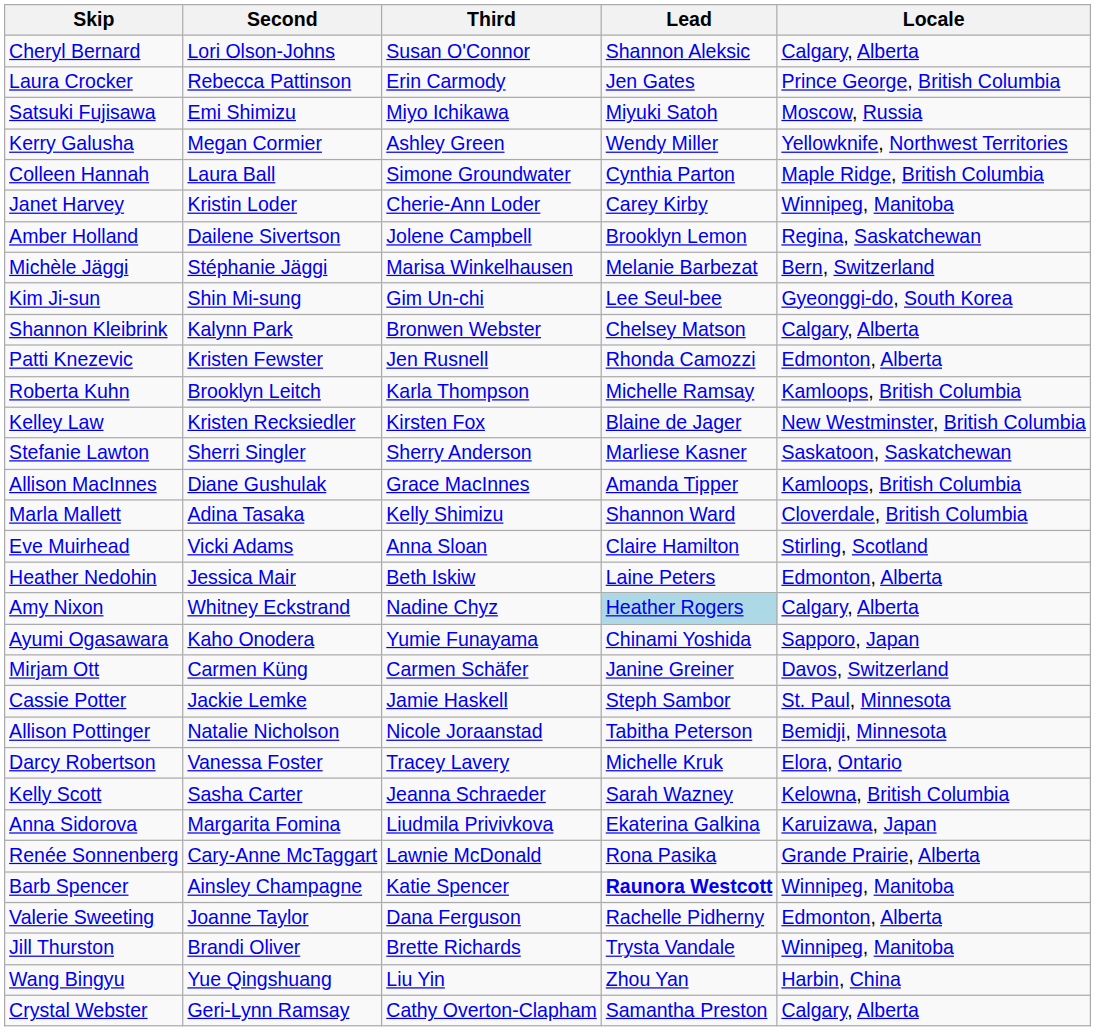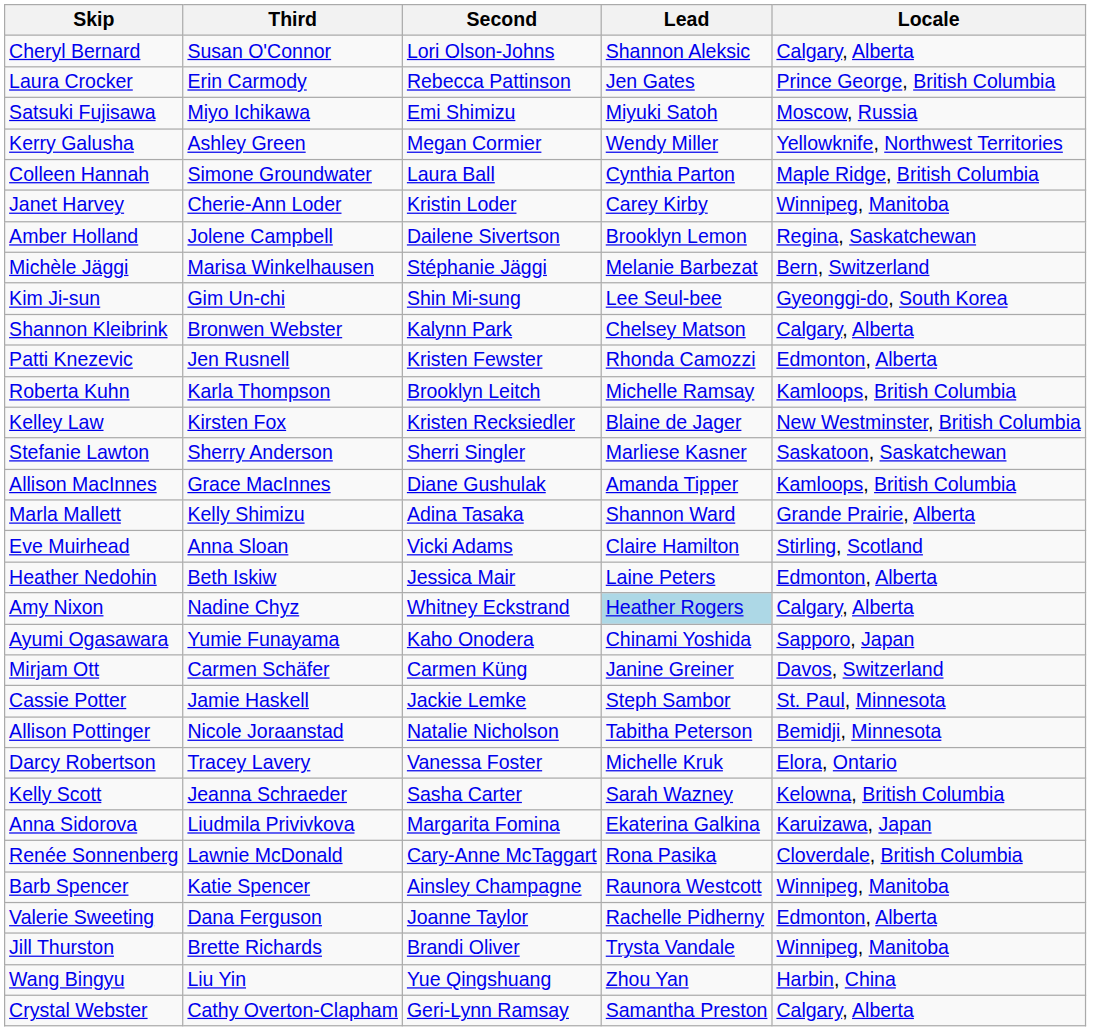columns swapped: (492, 19) <-> (282, 19)
(905, 515) Cloverdale, British Columbia -> (876, 515) Grande Prairie, Alberta
(881, 855) Grande Prairie, Alberta -> (900, 855) Cloverdale, British Columbia
(689, 886) bold -> (684, 886) normal
